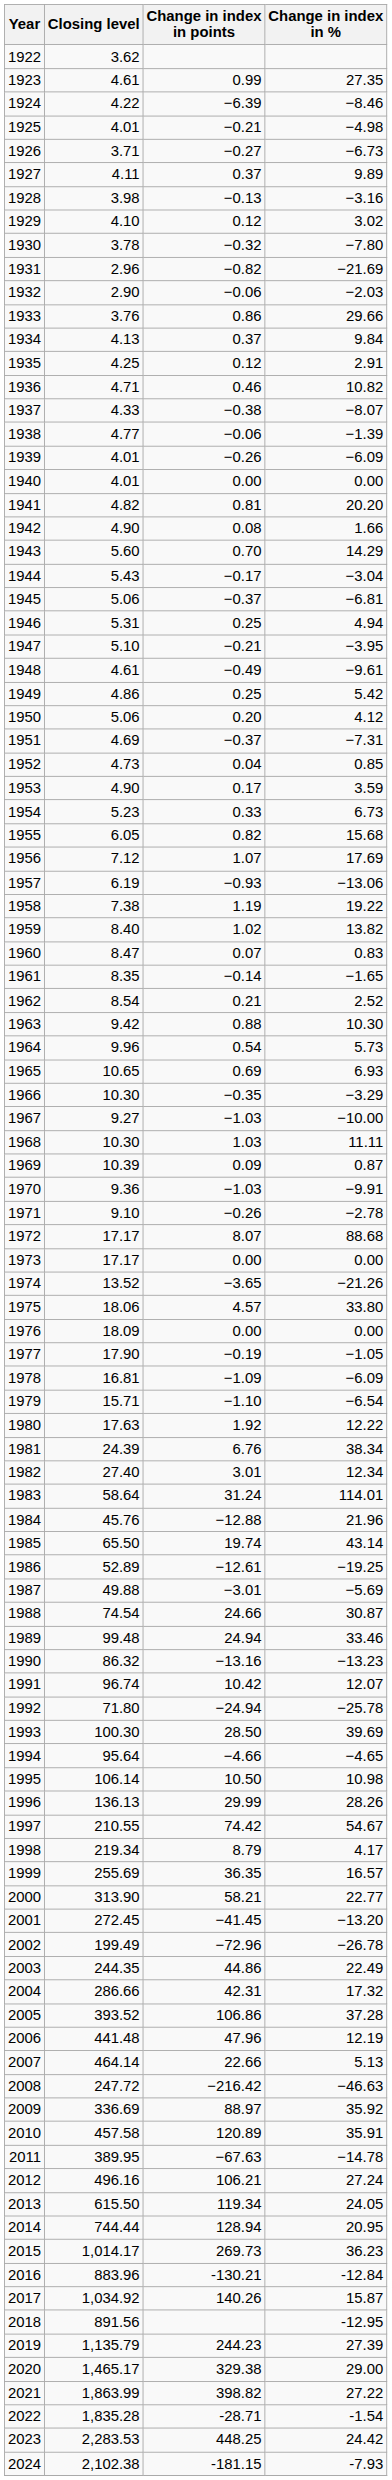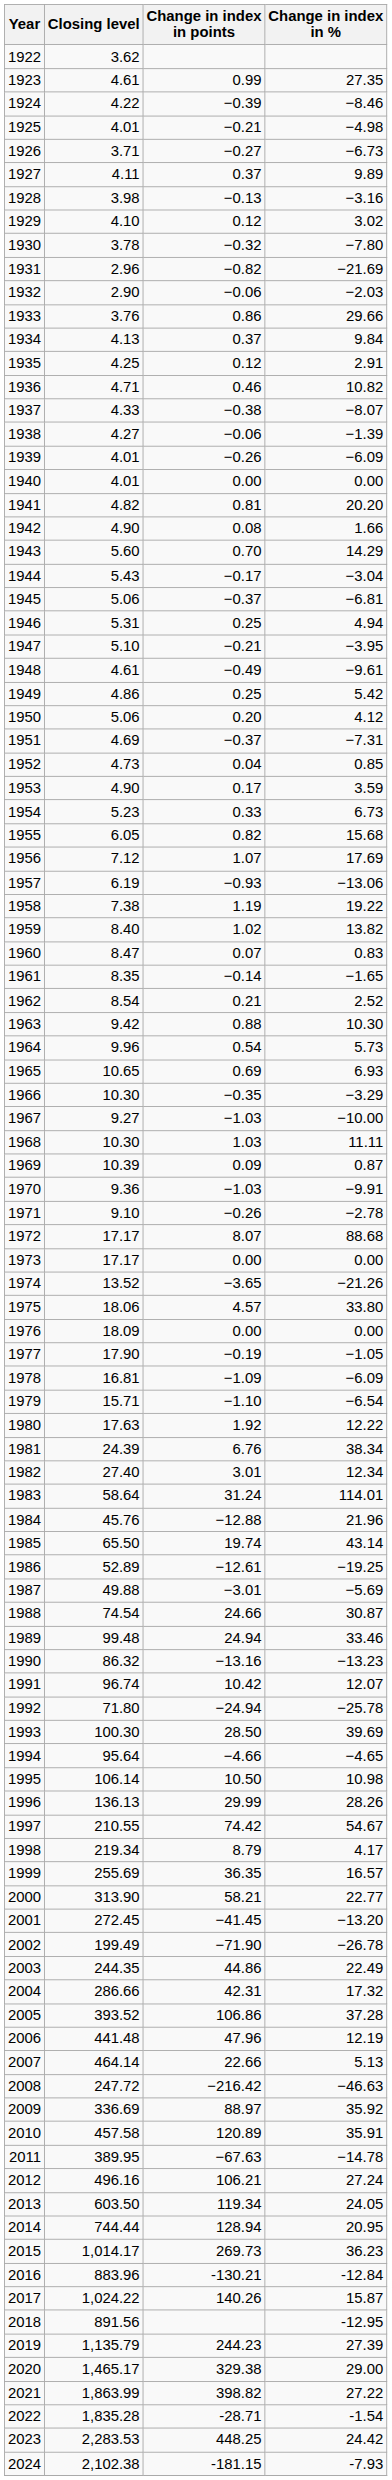(243, 103) −6.39 -> (243, 103) −0.39
(125, 434) 4.77 -> (125, 434) 4.27
(238, 1944) −72.96 -> (238, 1944) −71.90
(117, 2204) 615.50 -> (117, 2204) 603.50
(111, 2298) 1,034.92 -> (111, 2298) 1,024.22
